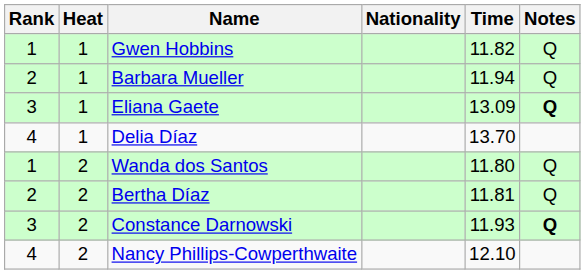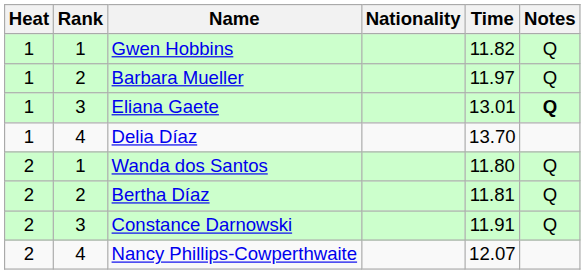columns swapped: (32, 19) <-> (83, 19)
(492, 78) 11.94 -> (492, 78) 11.97
(492, 107) 13.09 -> (492, 107) 13.01
(492, 225) 11.93 -> (492, 225) 11.91
(550, 225) bold -> (550, 225) normal
(492, 254) 12.10 -> (492, 254) 12.07
